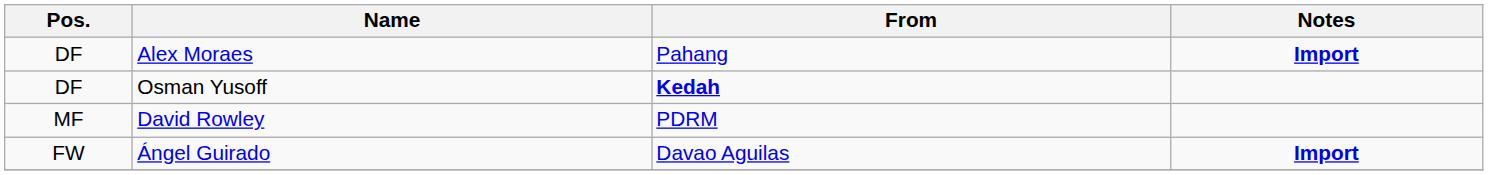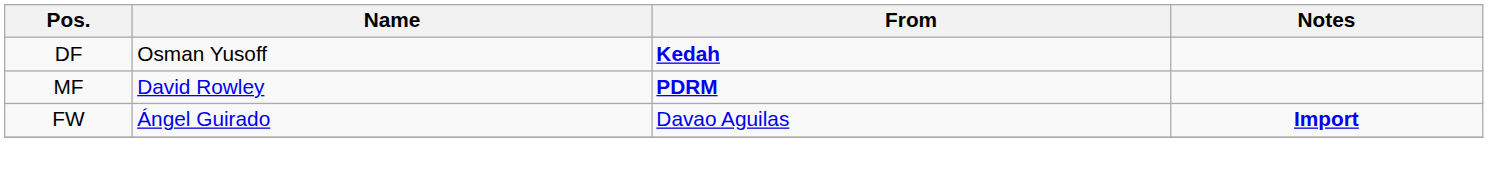- row: (195, 53)
(687, 119) normal -> (687, 86) bold
